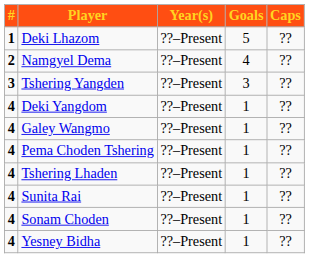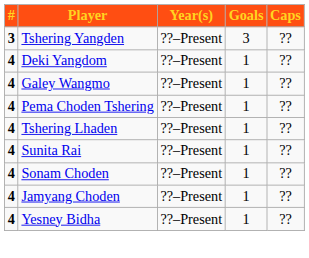- row: (60, 38)
- row: (66, 60)
+ row: (71, 196)
